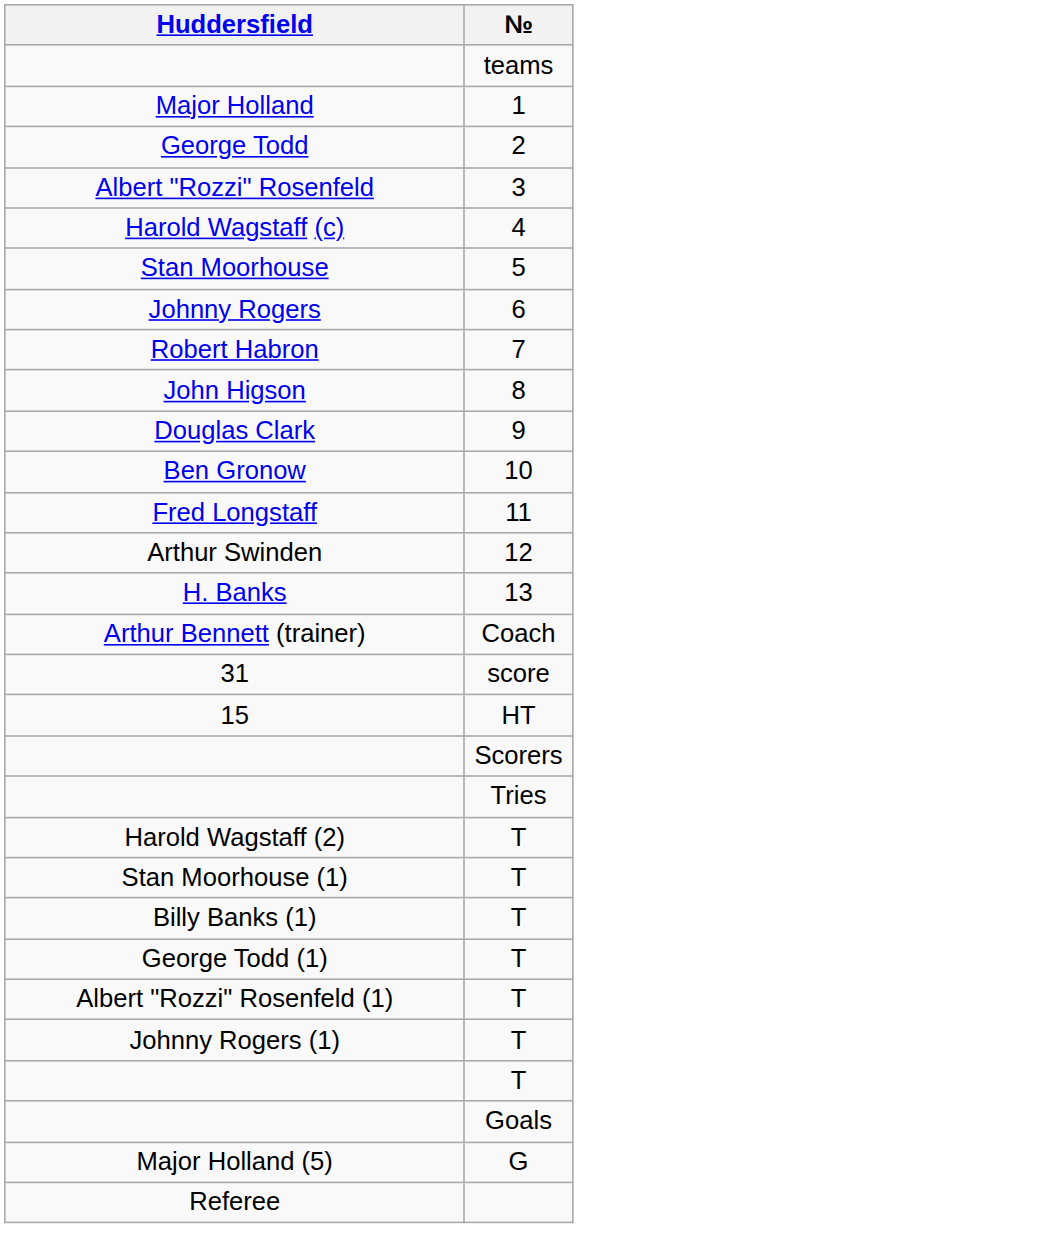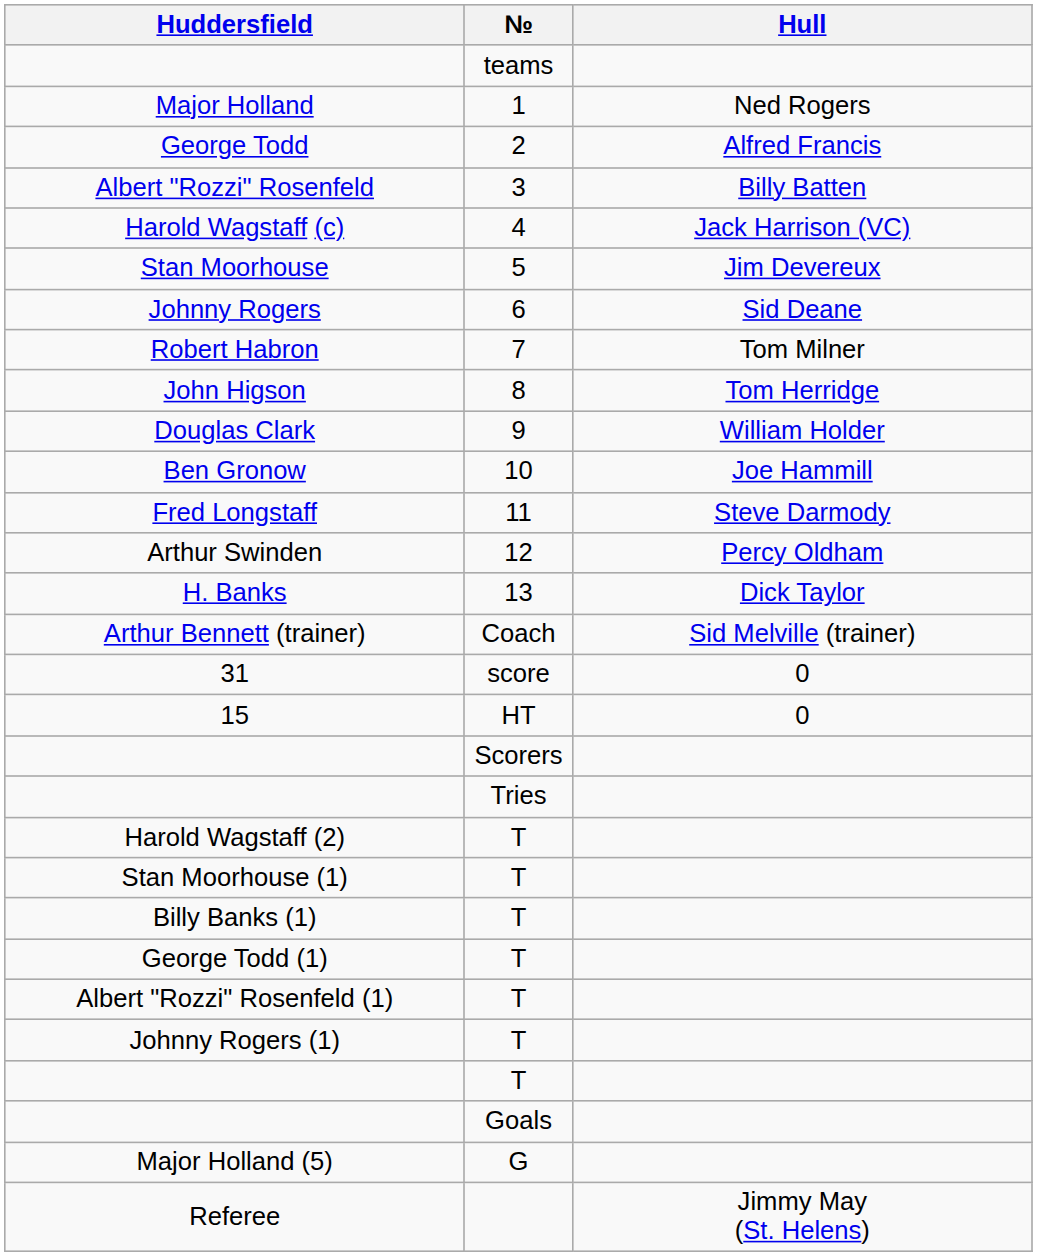+ column: (802, 24)
